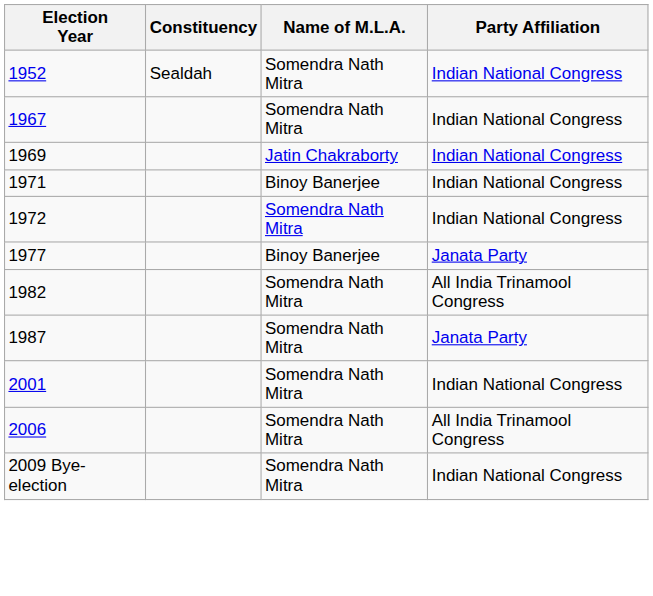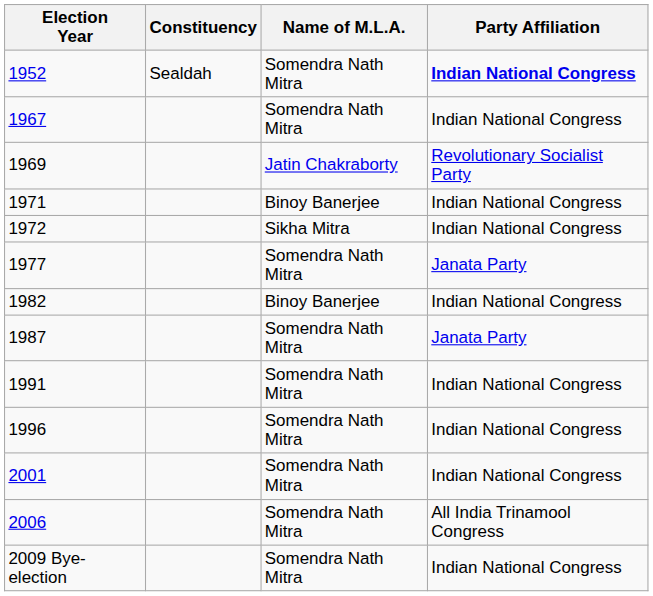(527, 73) normal -> (534, 73) bold
(527, 155) Indian National Congress -> (517, 165) Revolutionary Socialist Party
(324, 219) Somendra Nath Mitra -> (307, 228) Sikha Mitra
(323, 255) Binoy Banerjee -> (324, 265) Somendra Nath Mitra
(324, 292) Somendra Nath Mitra -> (322, 301) Binoy Banerjee
(502, 292) All India Trinamool Congress -> (527, 301) Indian National Congress
+ row: (27, 384)
+ row: (27, 430)
